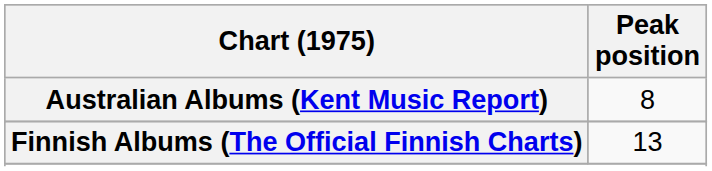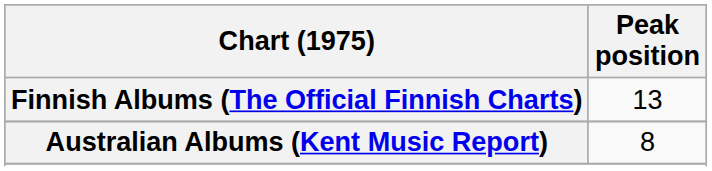rows swapped: (297, 99) <-> (297, 142)
